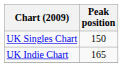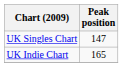(99, 39) 150 -> (99, 39) 147
